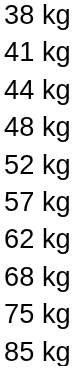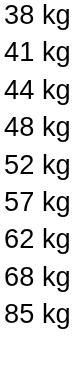- row: (37, 314)
